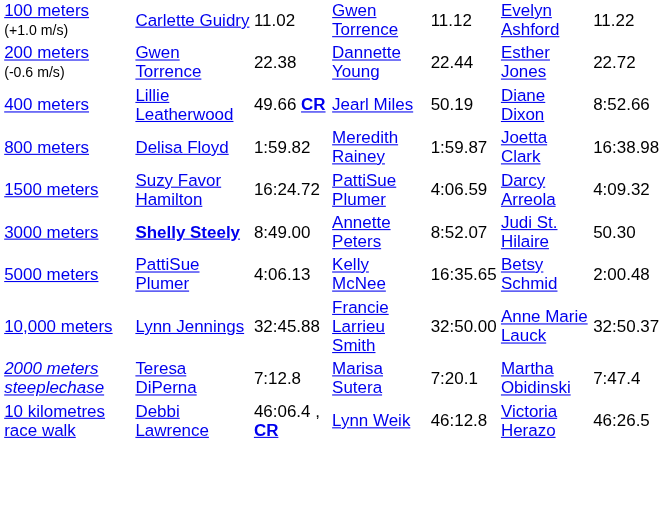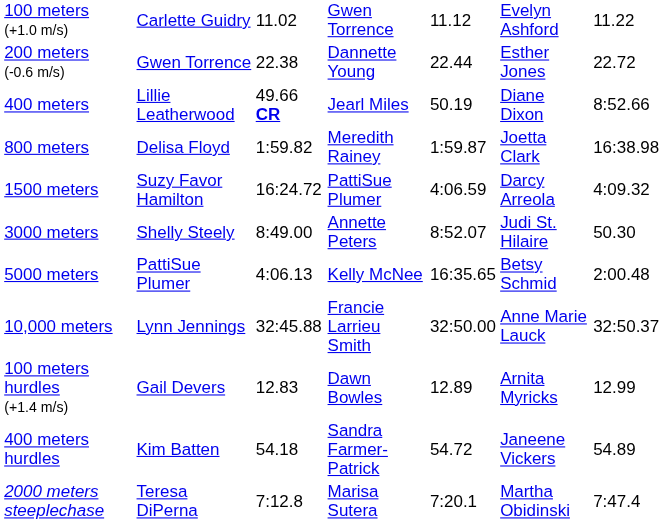(188, 232) bold -> (186, 232) normal
+ row: (47, 388)
+ row: (47, 449)
- row: (55, 420)
